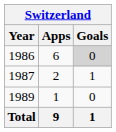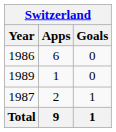(92, 55) lightgrey background -> (92, 55) no background
rows swapped: (22, 76) <-> (22, 96)
